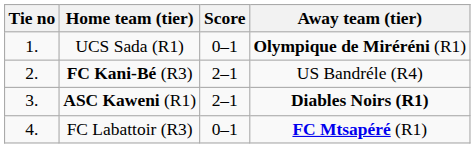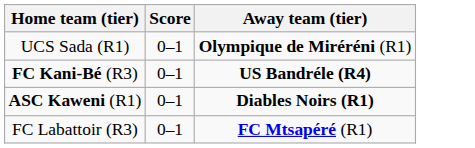- column: (32, 18)
(225, 73) 2–1 -> (170, 73) 0–1
(360, 73) normal -> (305, 73) bold
(225, 101) 2–1 -> (170, 101) 0–1
